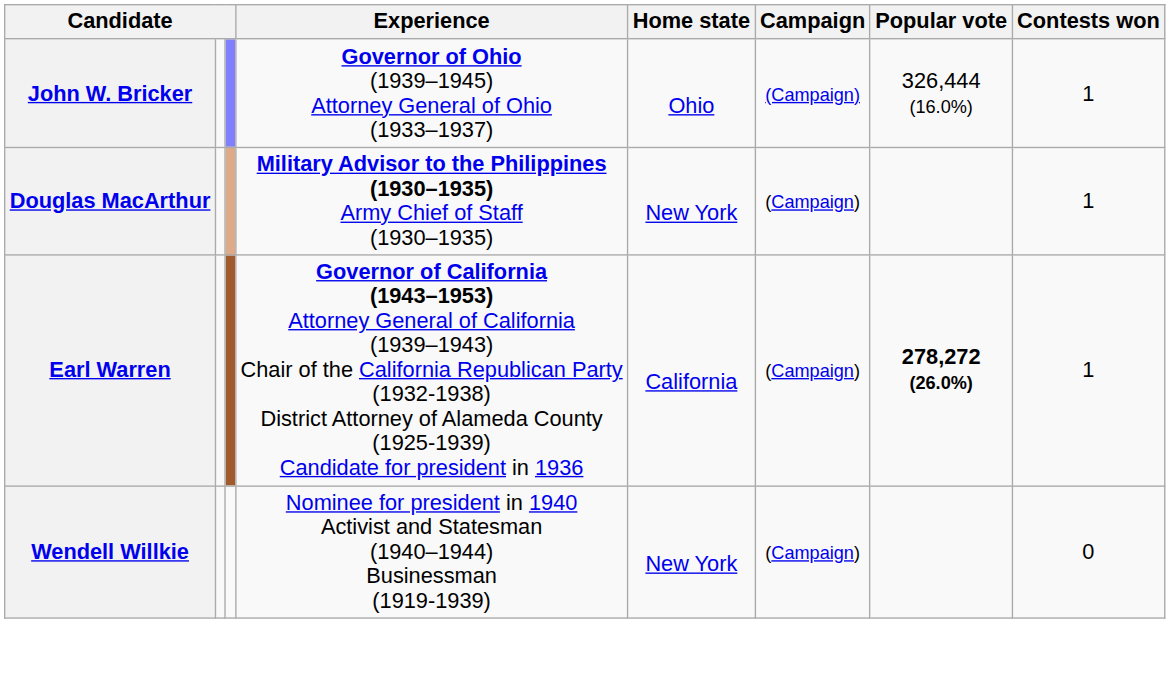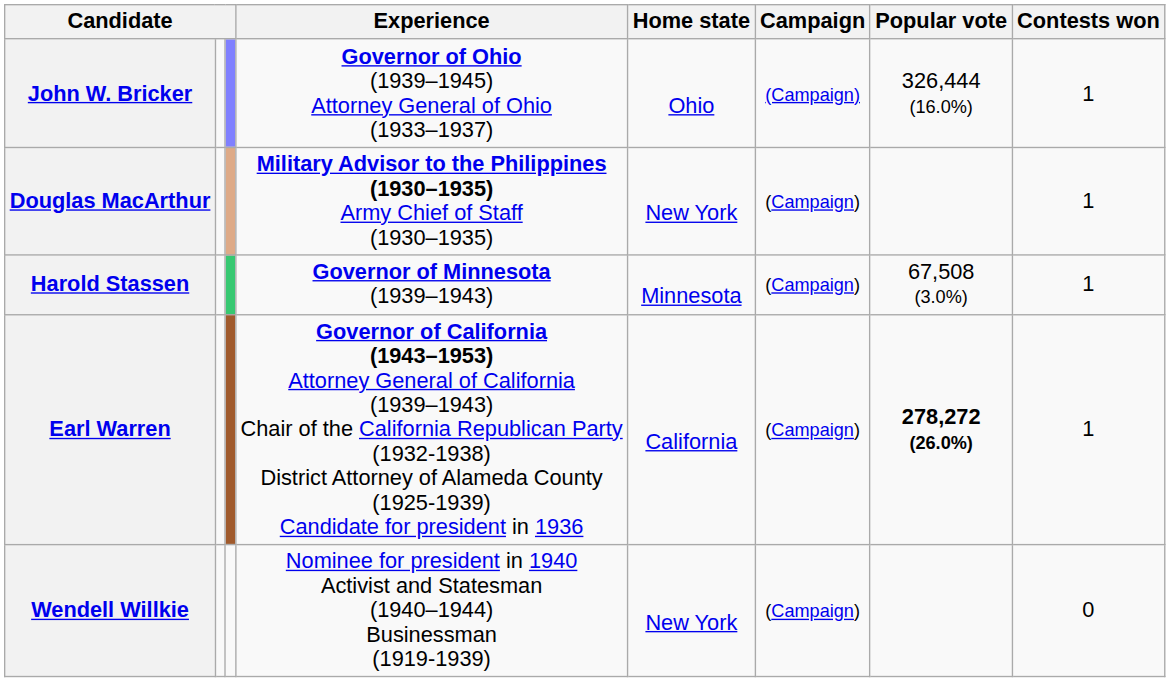+ row: (110, 284)
